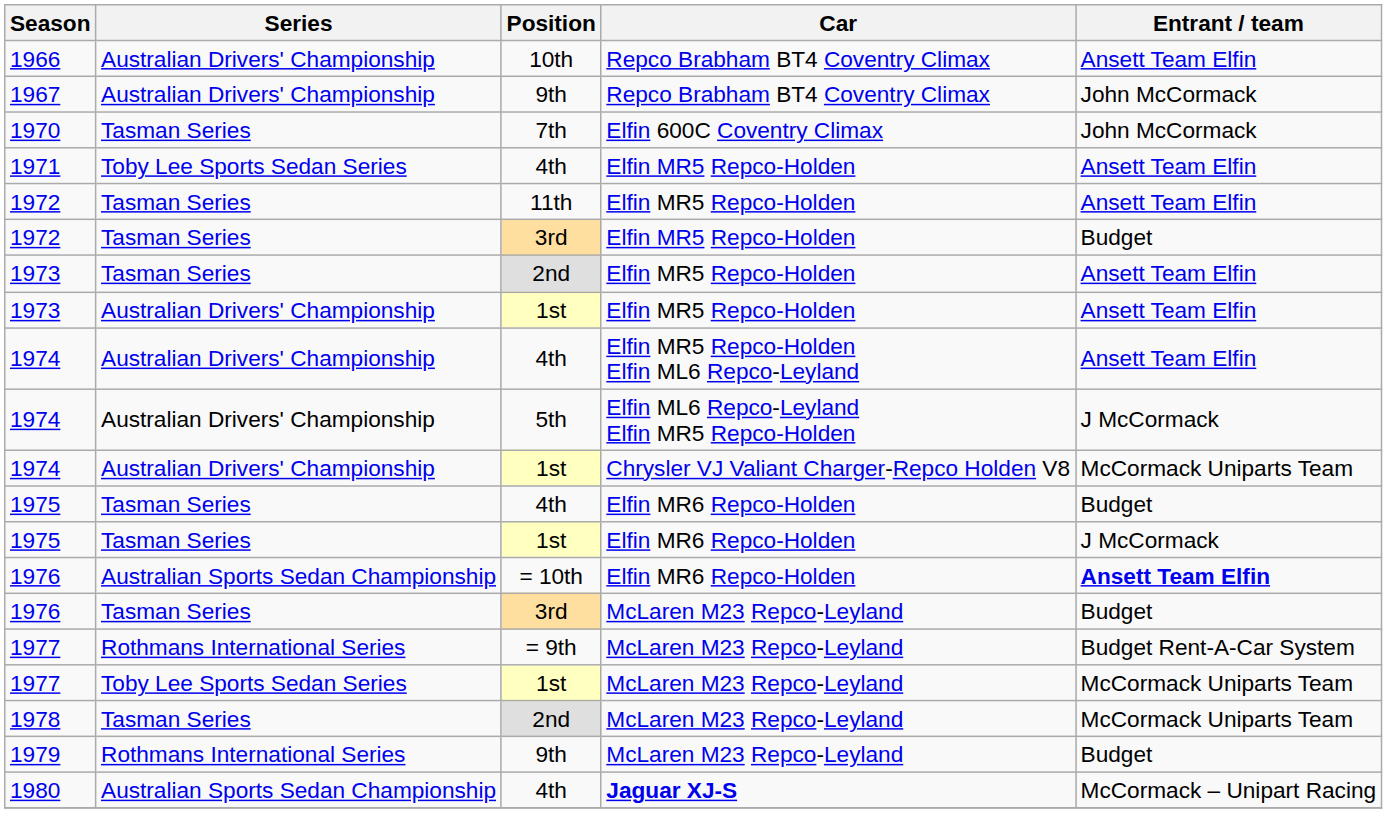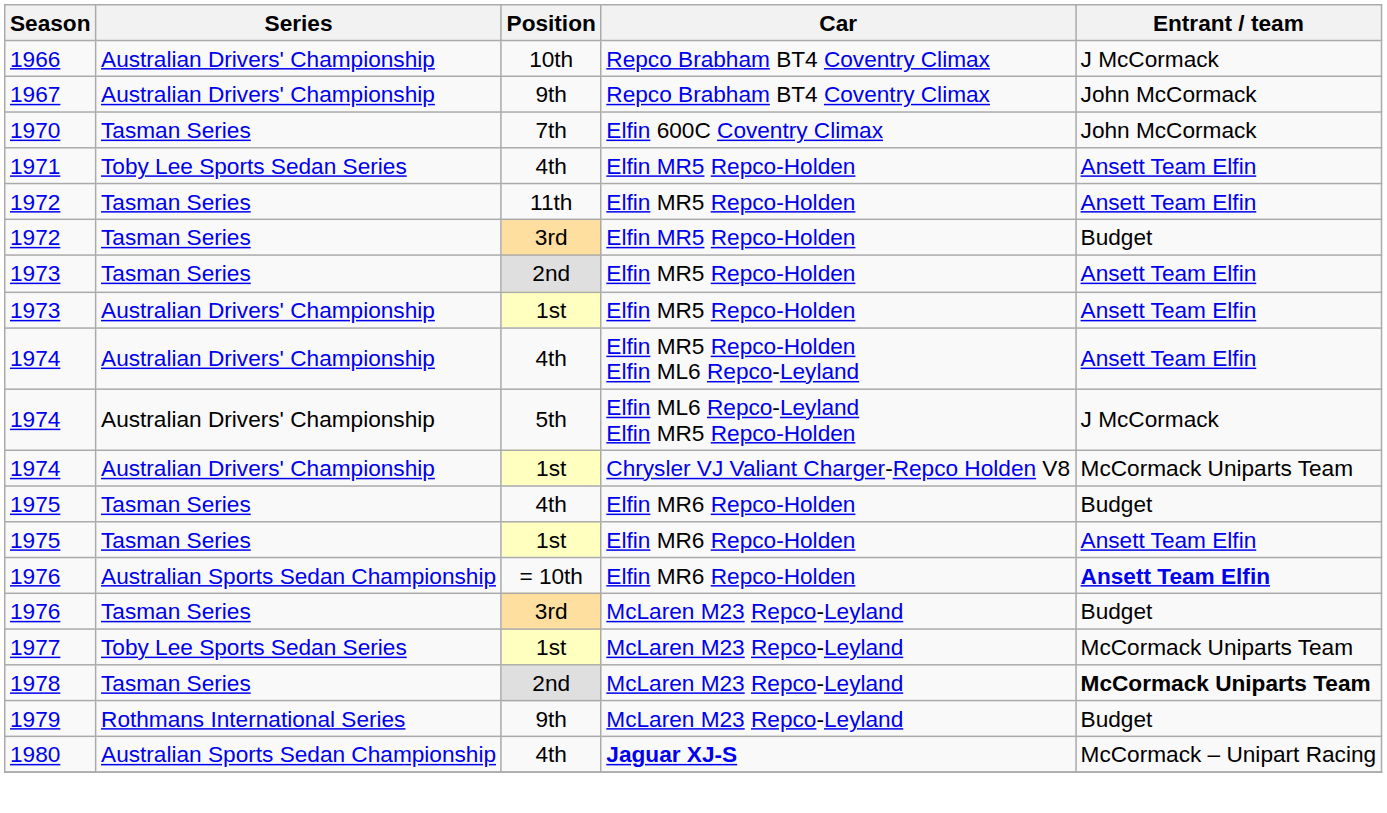(1168, 59) Ansett Team Elfin -> (1150, 59) J McCormack
(1150, 540) J McCormack -> (1168, 540) Ansett Team Elfin
- row: (35, 647)
(1217, 719) normal -> (1226, 683) bold
